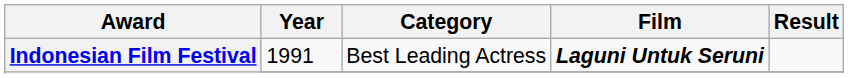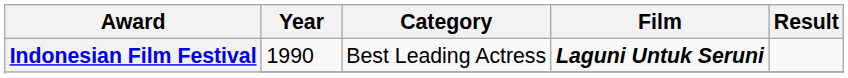(290, 55) 1991 -> (290, 55) 1990
